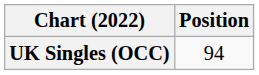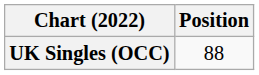(214, 52) 94 -> (214, 52) 88
